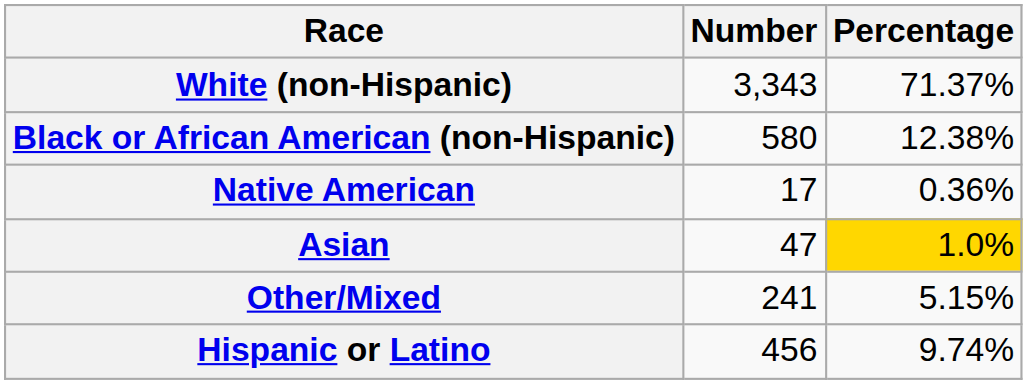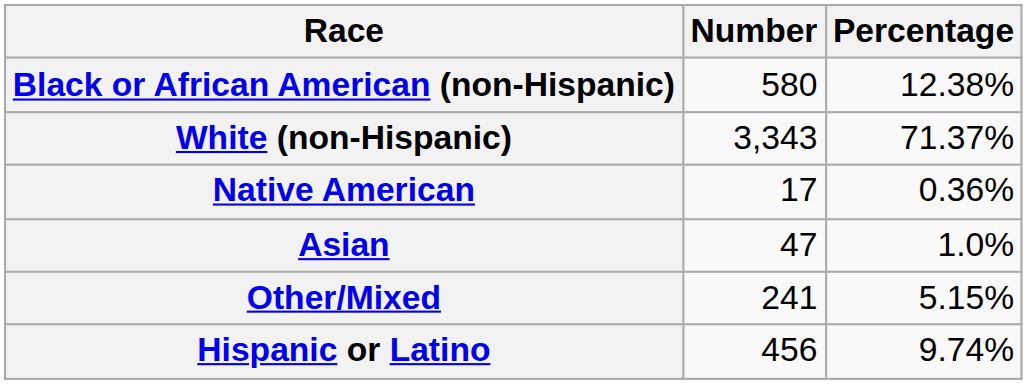rows swapped: (344, 84) <-> (344, 137)
(976, 244) gold background -> (976, 244) no background
